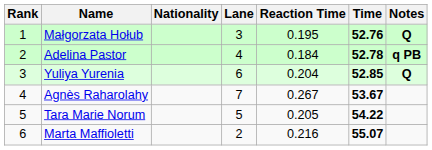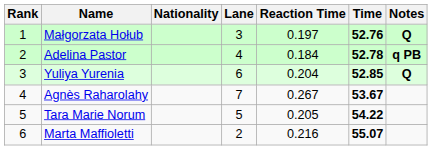(303, 34) 0.195 -> (303, 34) 0.197
